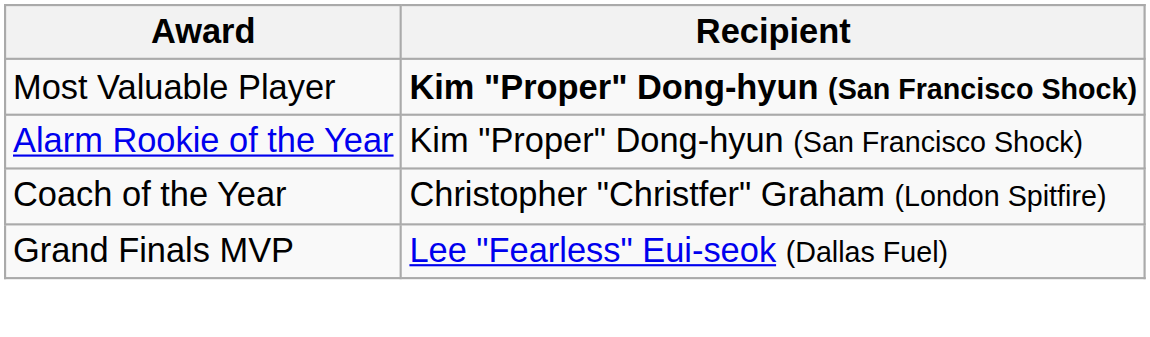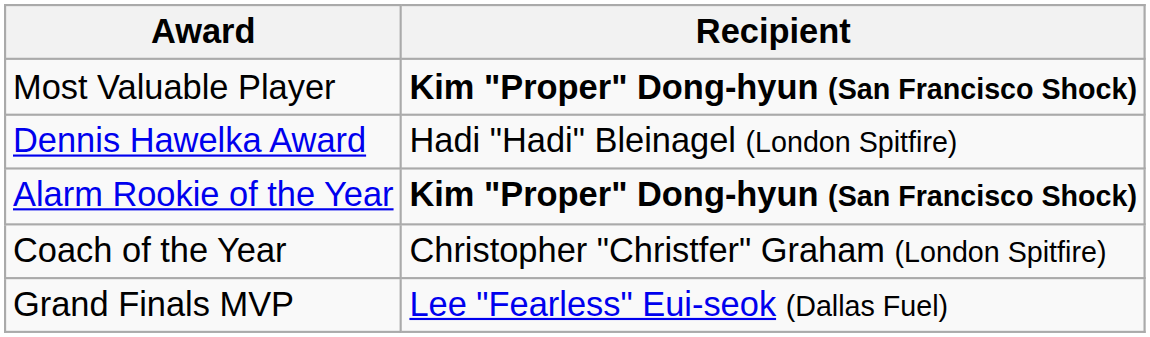+ row: (190, 140)
(746, 140) normal -> (773, 195) bold
